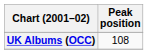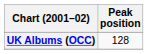(120, 40) 108 -> (120, 40) 128
